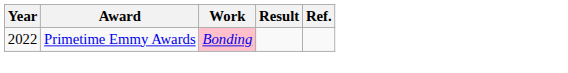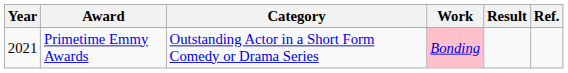+ column: (297, 16)
(23, 39) 2022 -> (23, 47) 2021
